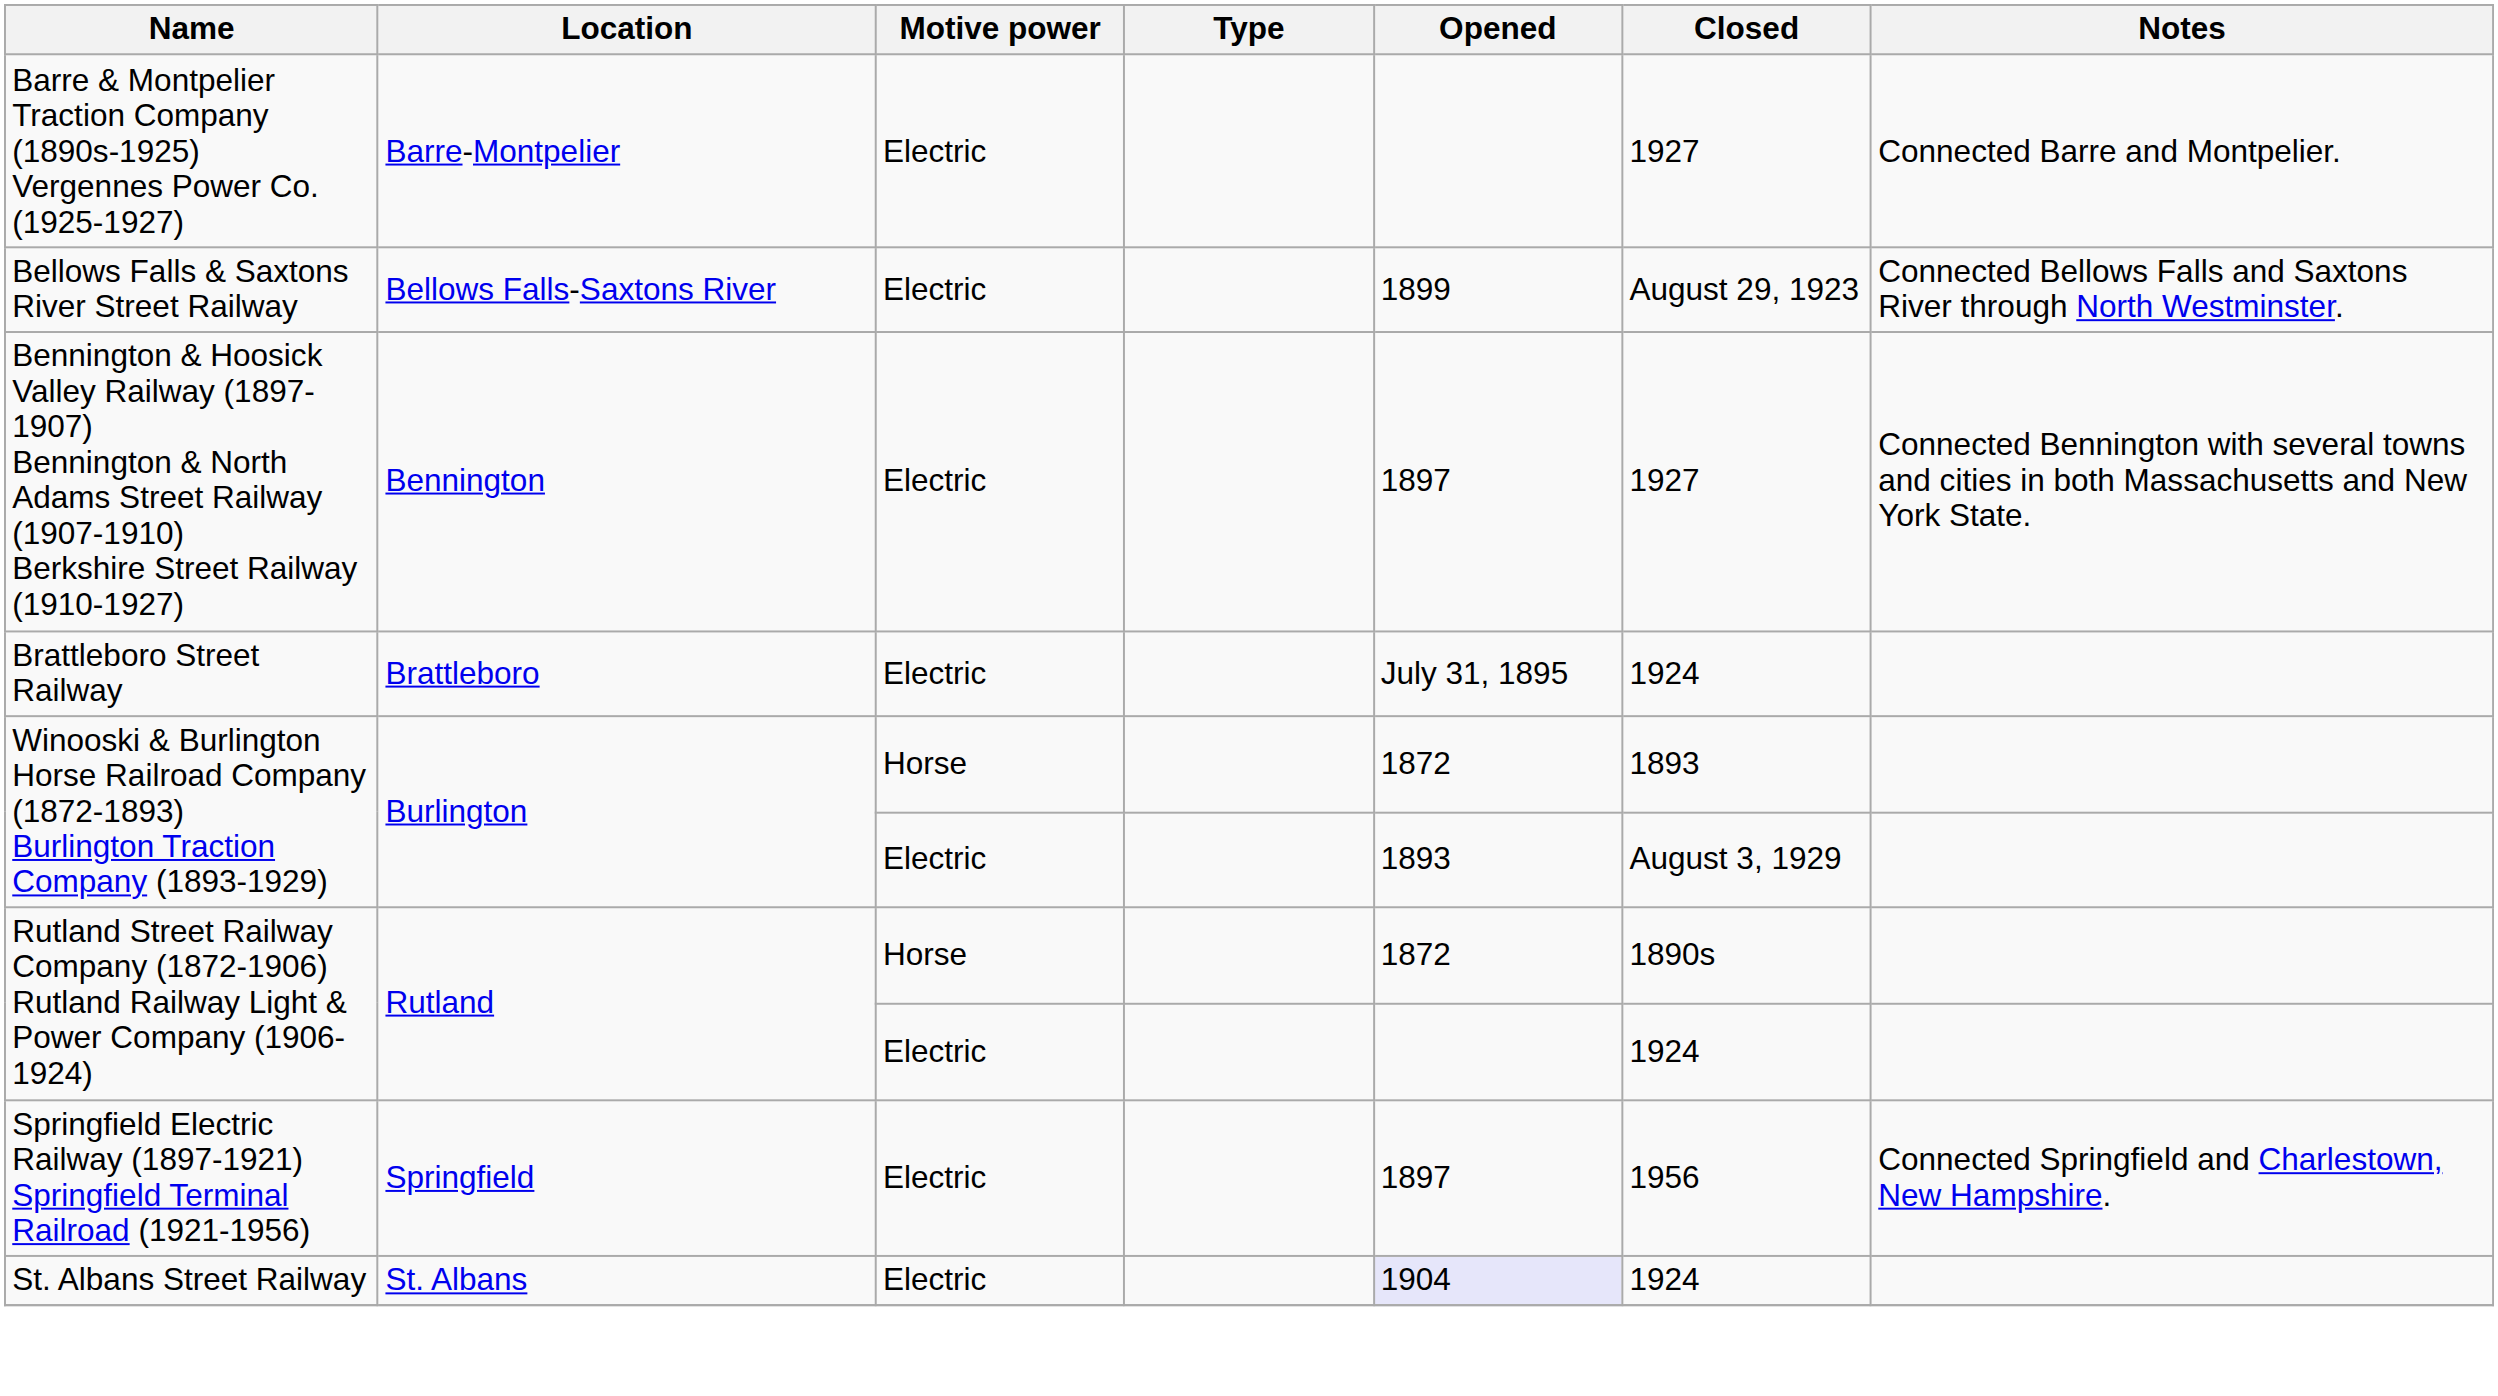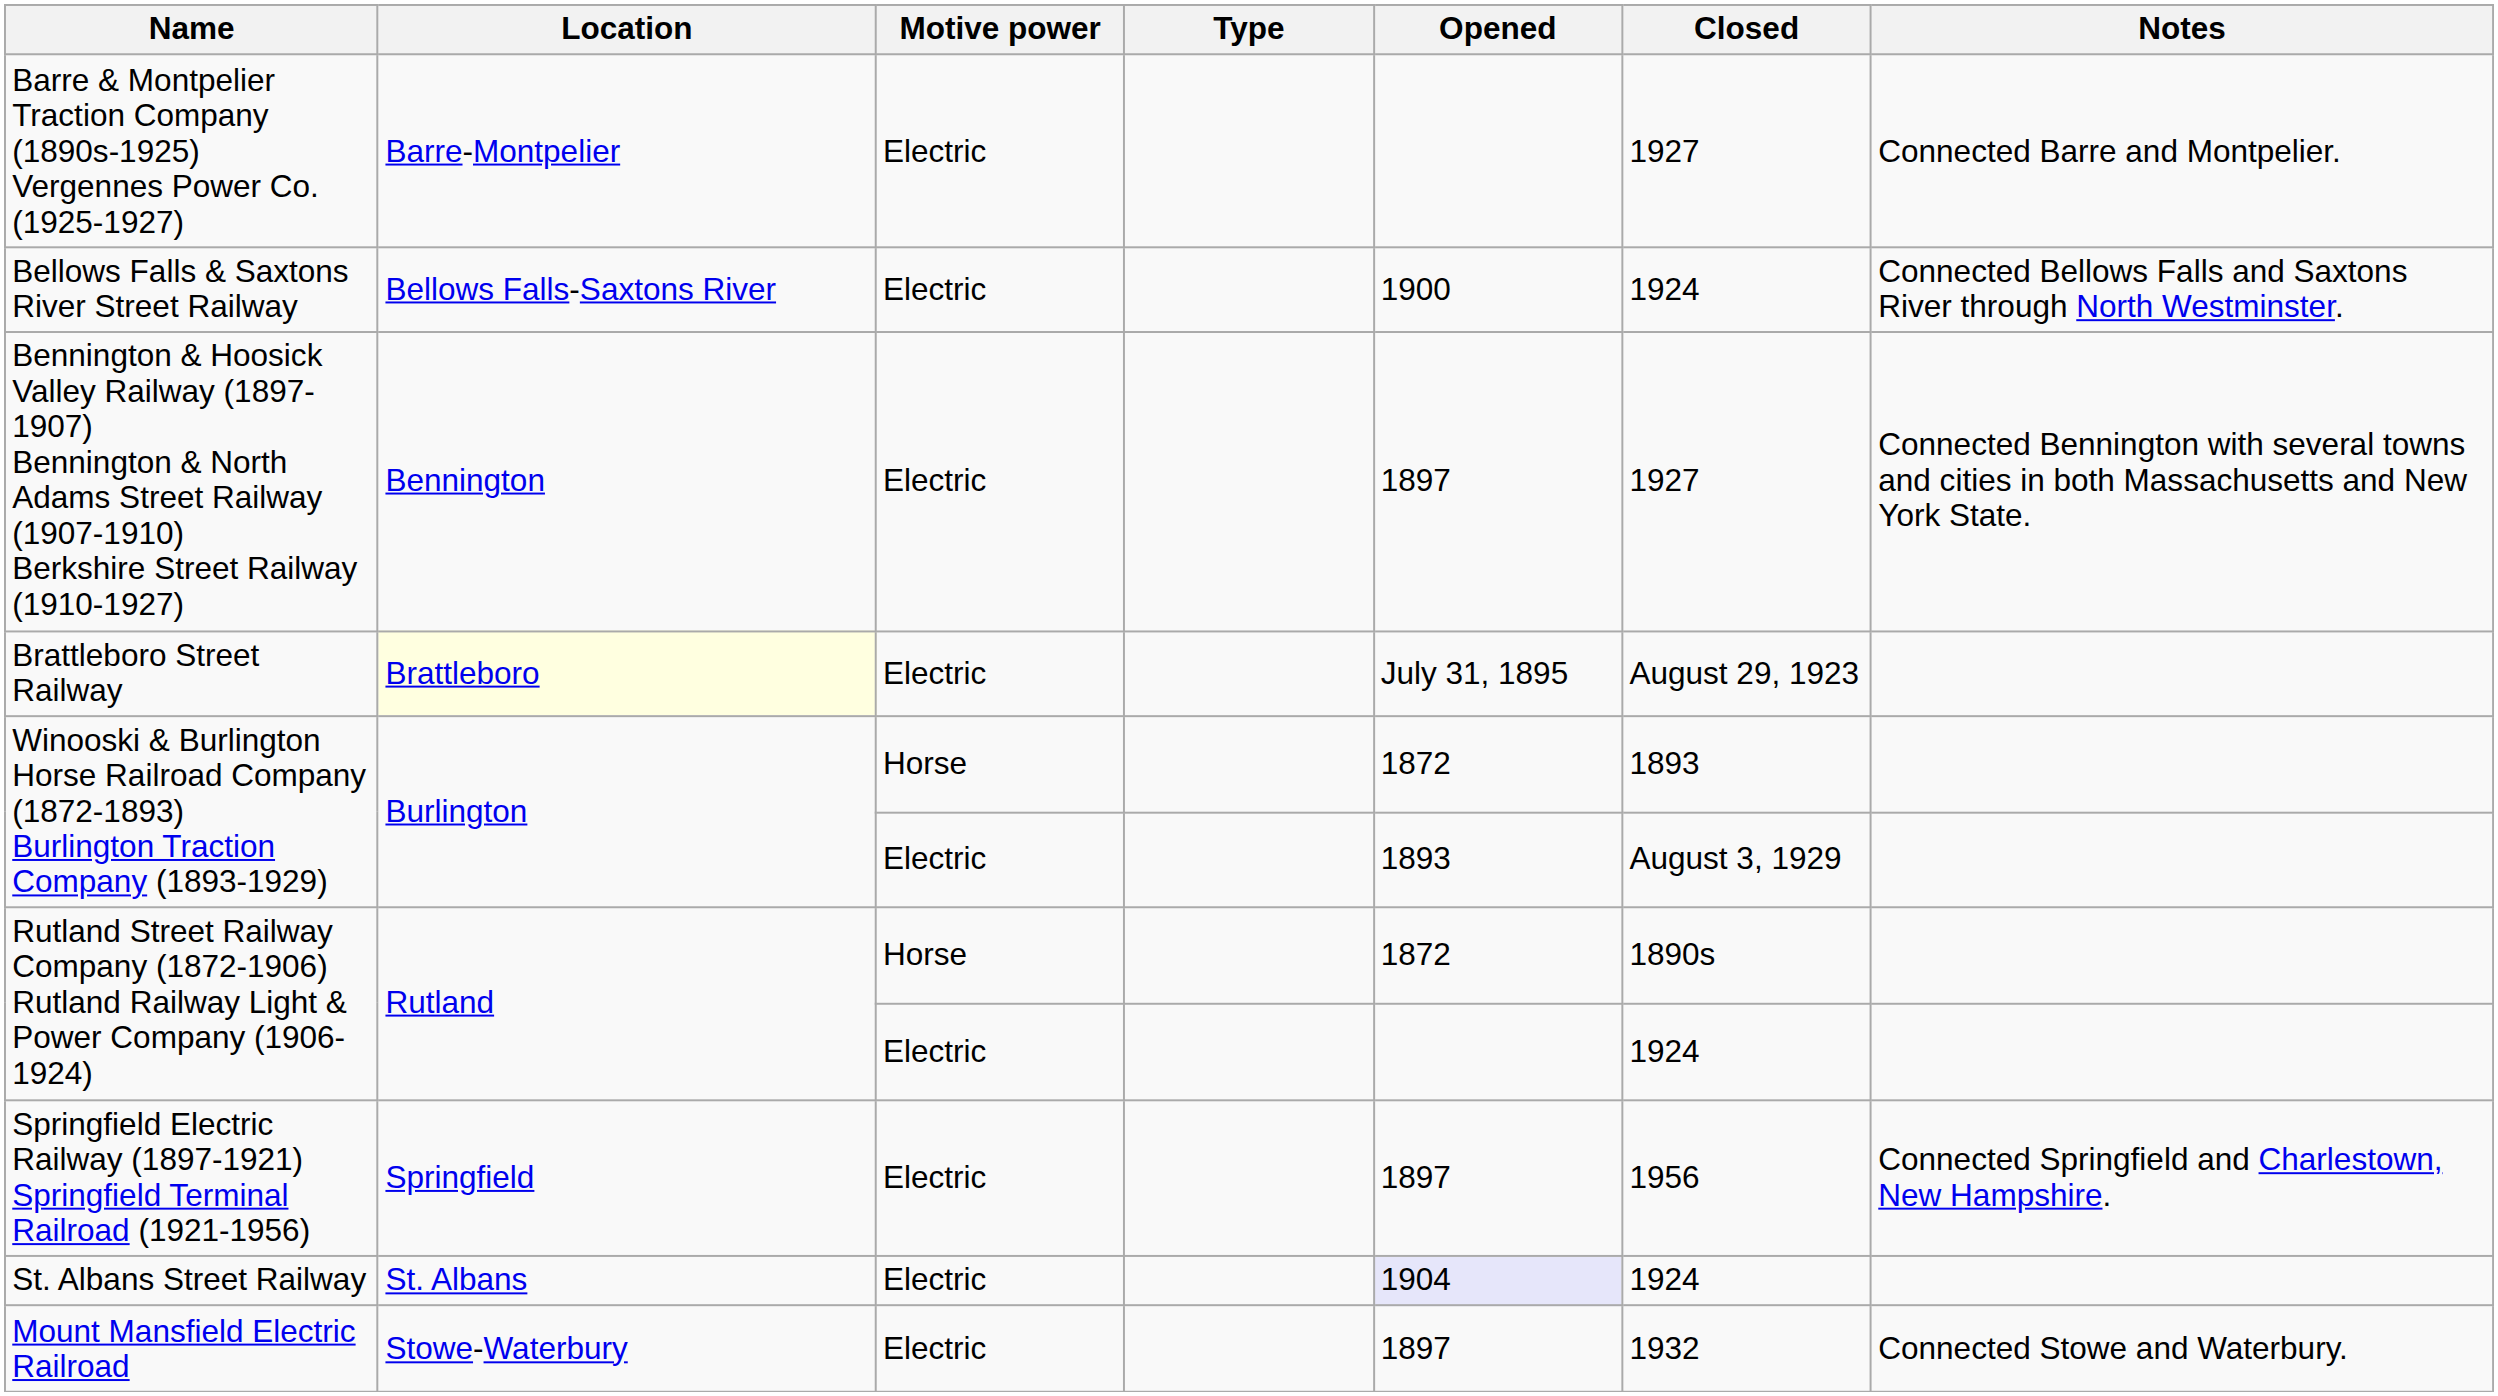(1416, 289) 1899 -> (1416, 289) 1900
(1744, 289) August 29, 1923 -> (1665, 289) 1924
(463, 672) no background -> (463, 672) lightyellow background
(1665, 672) 1924 -> (1744, 672) August 29, 1923
+ row: (184, 1348)
